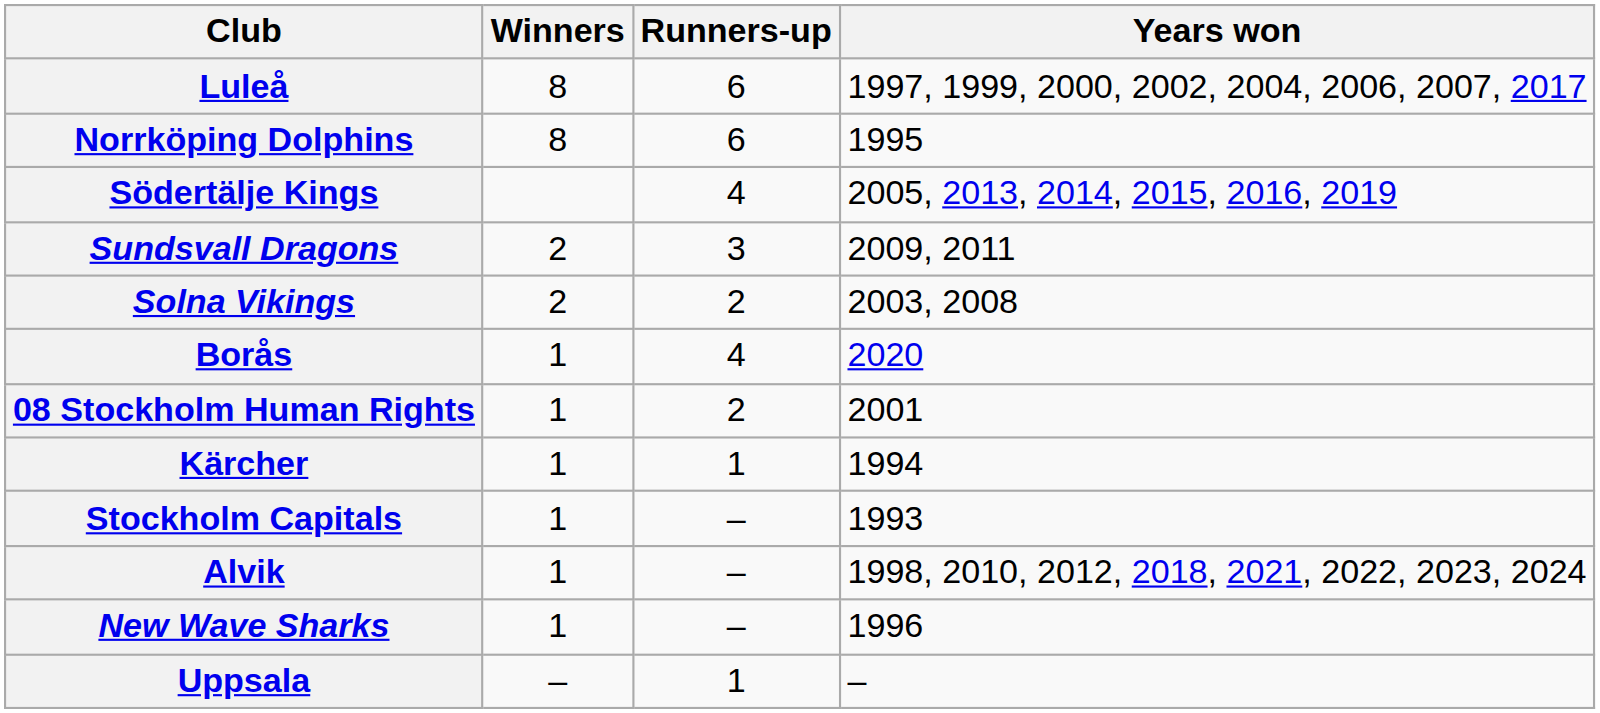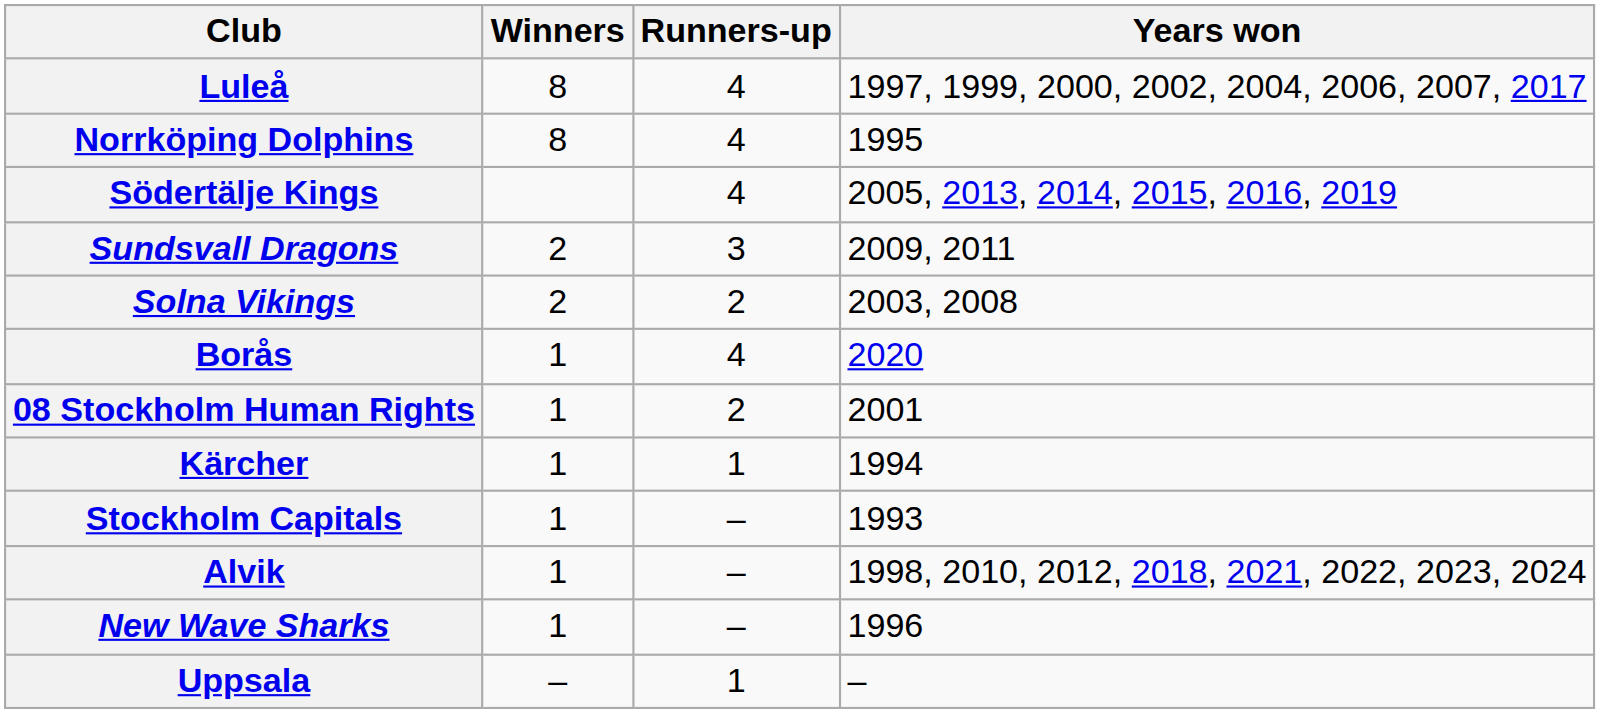(736, 85) 6 -> (736, 85) 4
(736, 139) 6 -> (736, 139) 4
